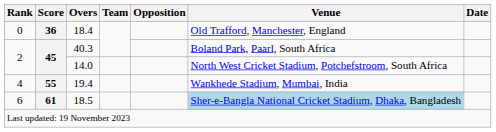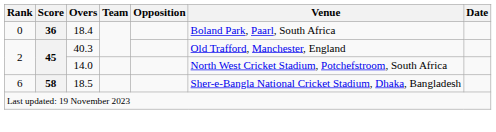(268, 30) Old Trafford, Manchester, England -> (263, 30) Boland Park, Paarl, South Africa
(263, 48) Boland Park, Paarl, South Africa -> (268, 48) Old Trafford, Manchester, England
- row: (83, 83)
(51, 100) 61 -> (51, 83) 58
(326, 100) lightblue background -> (326, 83) no background
